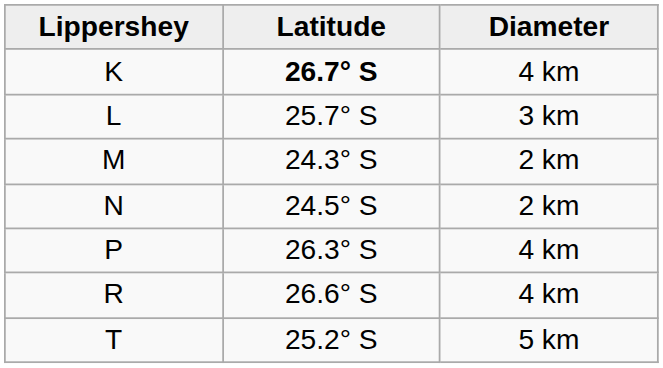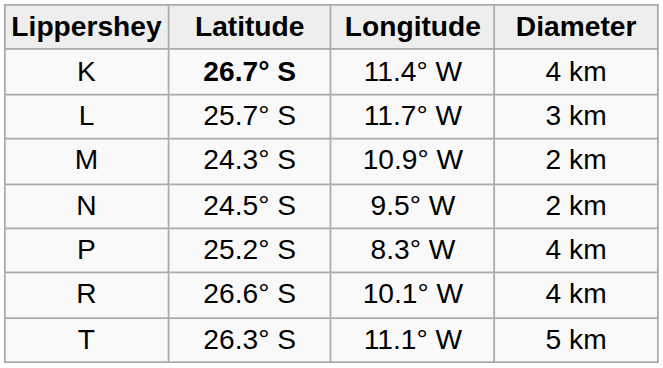+ column: (413, 26)
(331, 250) 26.3° S -> (250, 250) 25.2° S
(331, 339) 25.2° S -> (250, 339) 26.3° S
